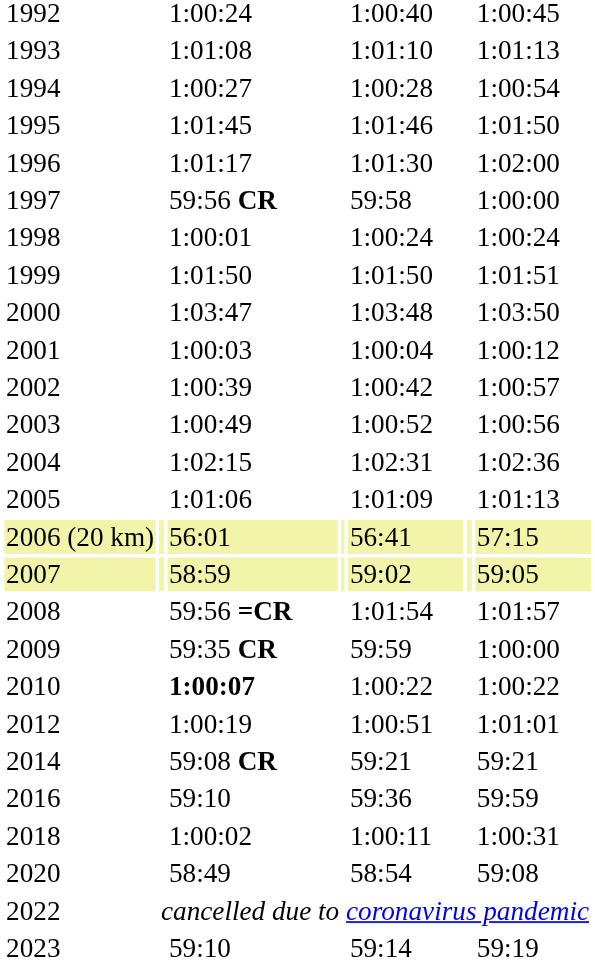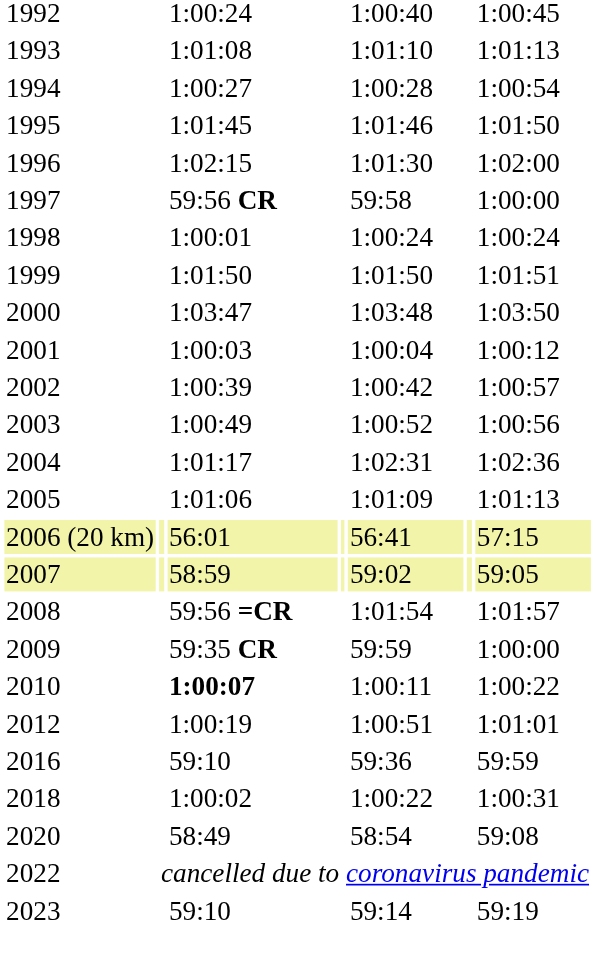(210, 162) 1:01:17 -> (210, 162) 1:02:15
(210, 461) 1:02:15 -> (210, 461) 1:01:17
(391, 686) 1:00:22 -> (391, 686) 1:00:11
- row: (33, 761)
(391, 835) 1:00:11 -> (391, 798) 1:00:22
